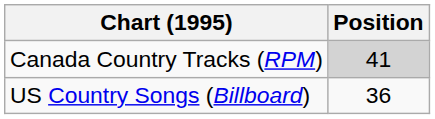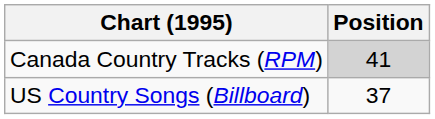(378, 95) 36 -> (378, 95) 37
